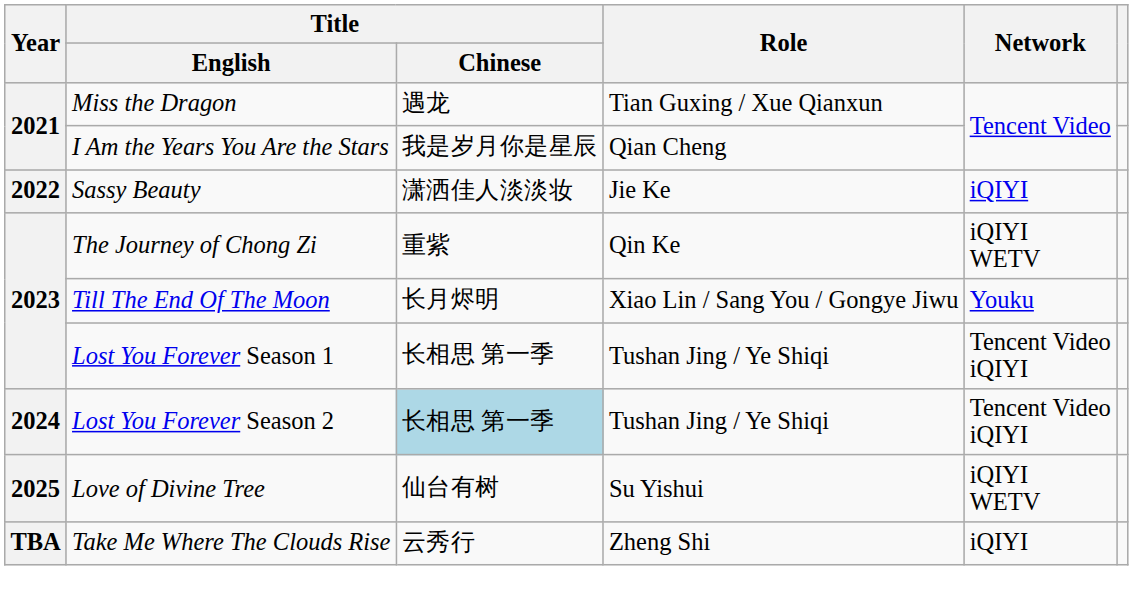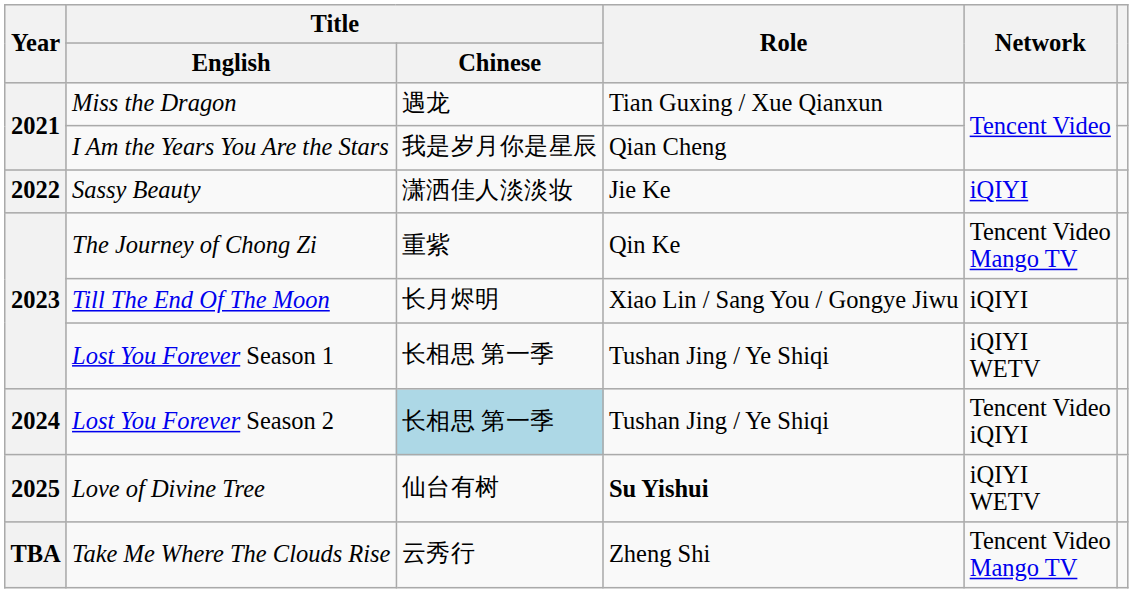(1005, 245) iQIYI WETV -> (1040, 245) Tencent Video Mango TV
(1002, 300) Youku -> (999, 300) iQIYI
(1040, 355) Tencent Video iQIYI -> (1005, 355) iQIYI WETV
(656, 488) normal -> (659, 488) bold
(999, 542) iQIYI -> (1040, 554) Tencent Video Mango TV
